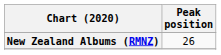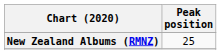(189, 41) 26 -> (189, 41) 25
